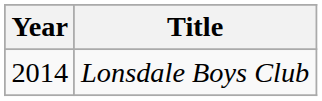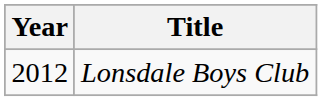(40, 71) 2014 -> (40, 71) 2012
